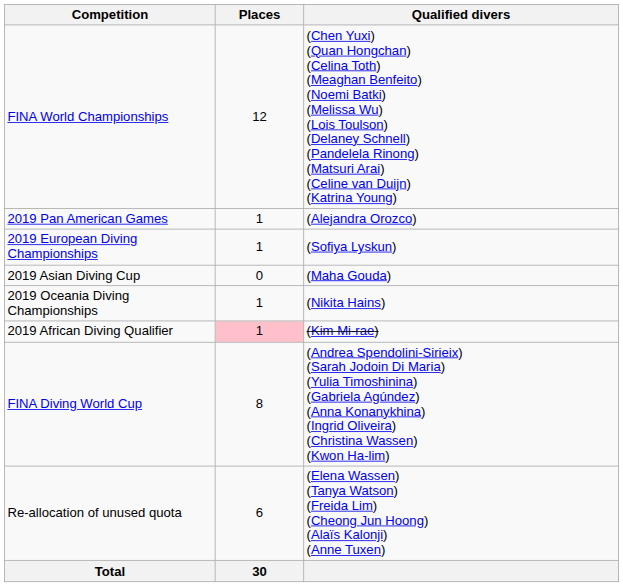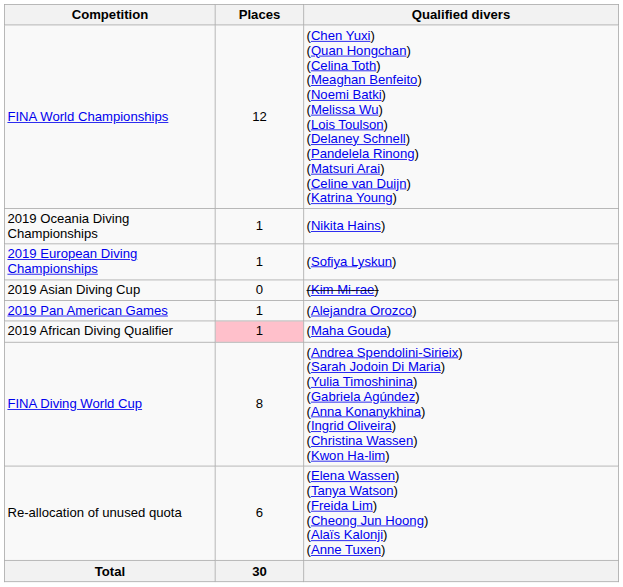rows swapped: (88, 218) <-> (68, 303)
(349, 275) (Maha Gouda) -> (343, 290) (Kim Mi-rae)
(343, 331) (Kim Mi-rae) -> (349, 331) (Maha Gouda)
